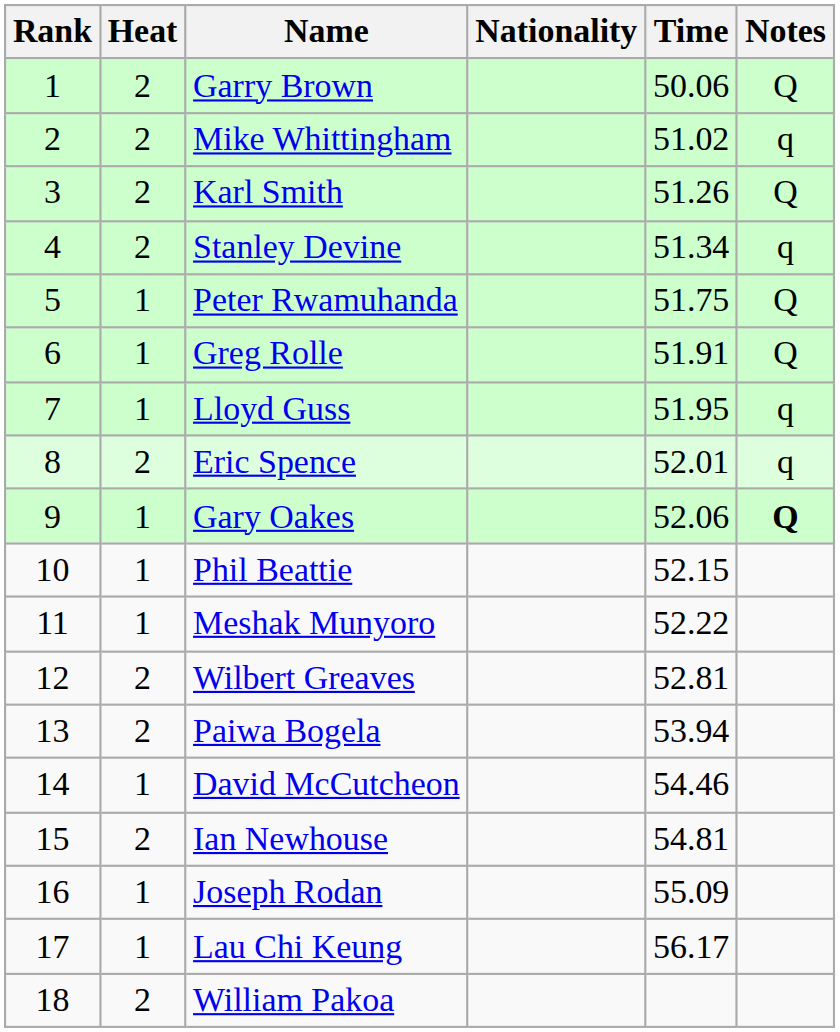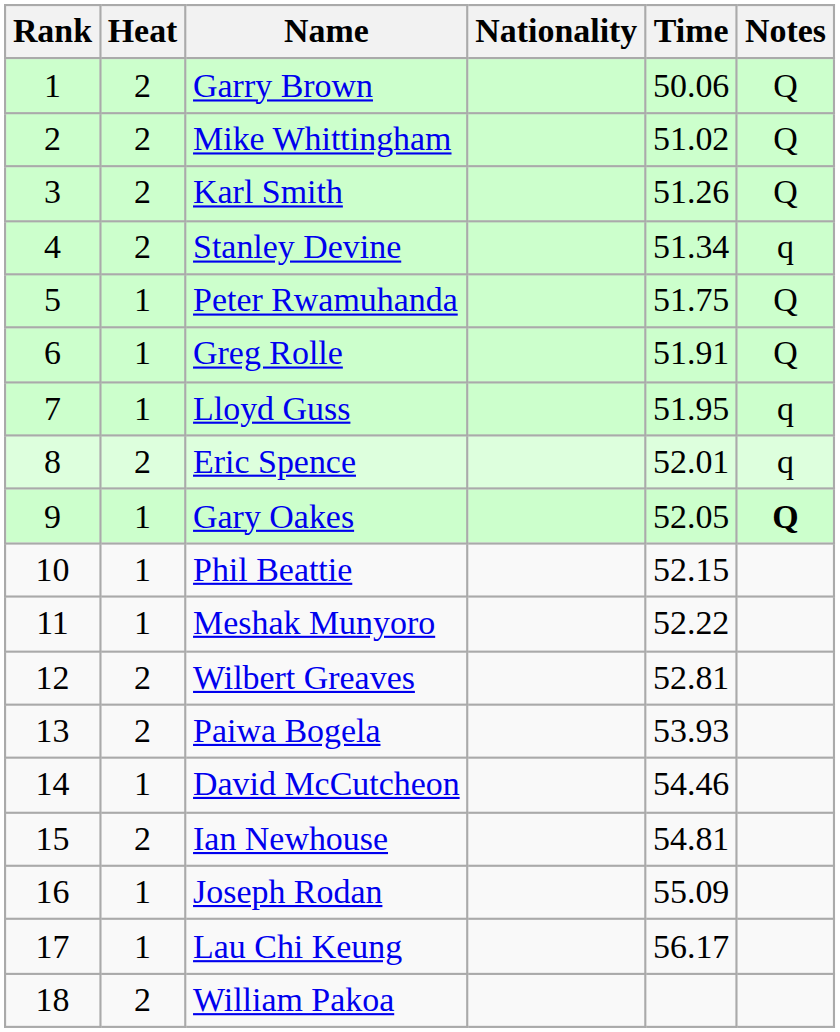(785, 138) q -> (785, 138) Q
(691, 515) 52.06 -> (691, 515) 52.05
(691, 730) 53.94 -> (691, 730) 53.93
